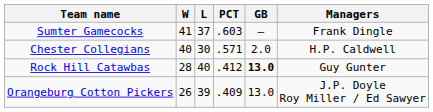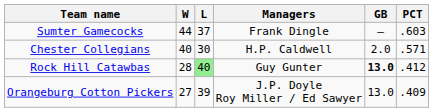columns swapped: (229, 13) <-> (353, 13)
(185, 31) 41 -> (185, 31) 44
(204, 67) no background -> (204, 67) lightgreen background
(185, 92) 26 -> (185, 92) 27
